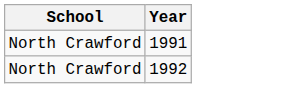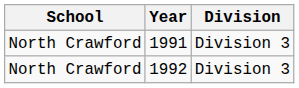+ column: (242, 18)
